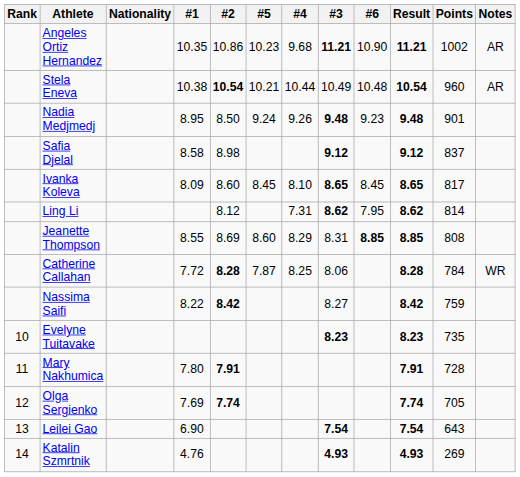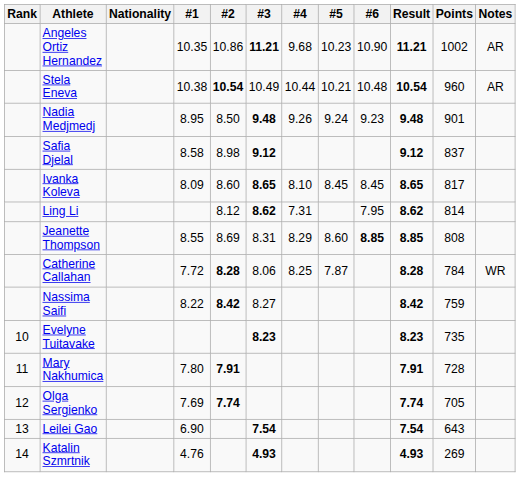columns swapped: (336, 14) <-> (264, 14)
